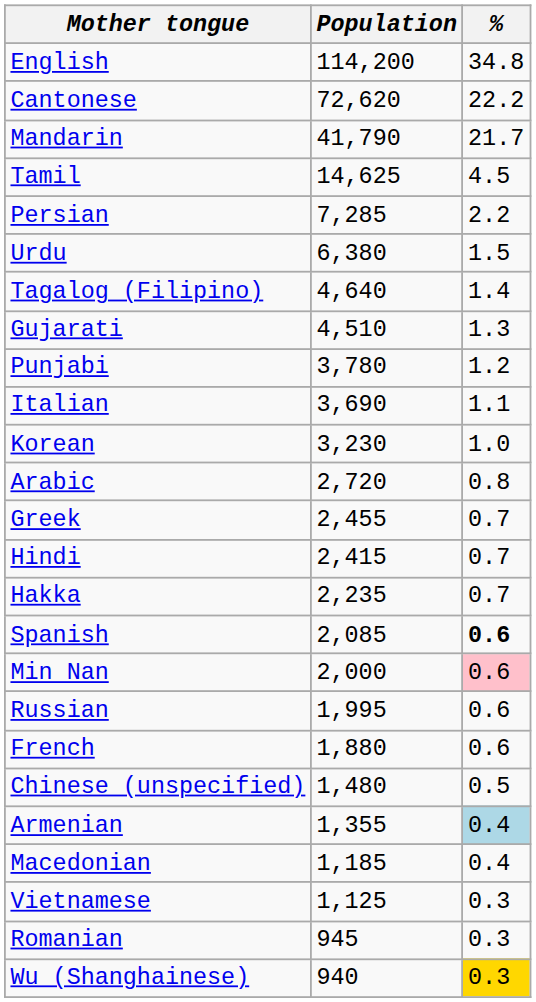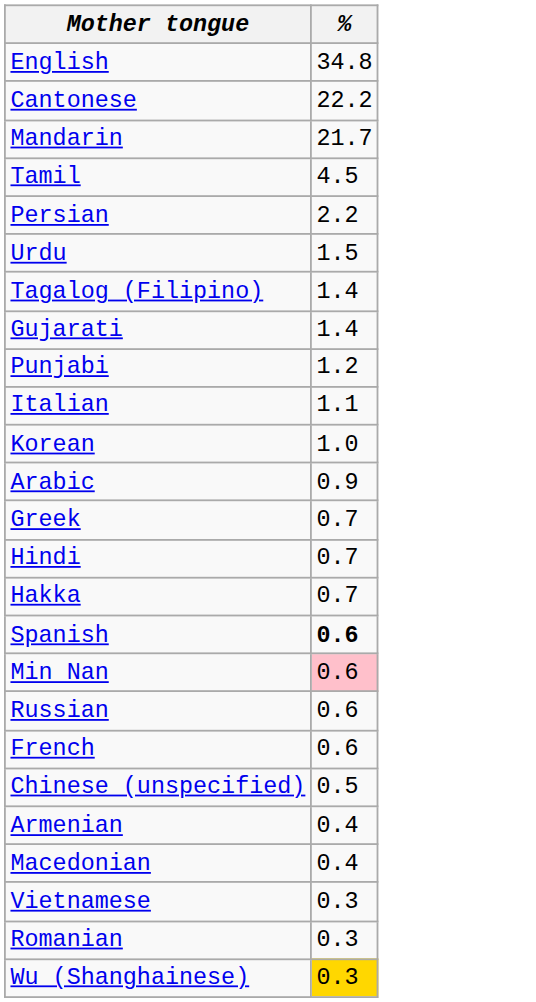- column: (387, 24)
(489, 329) 1.3 -> (338, 329) 1.4
(489, 482) 0.8 -> (338, 482) 0.9
(489, 825) lightblue background -> (338, 825) no background
